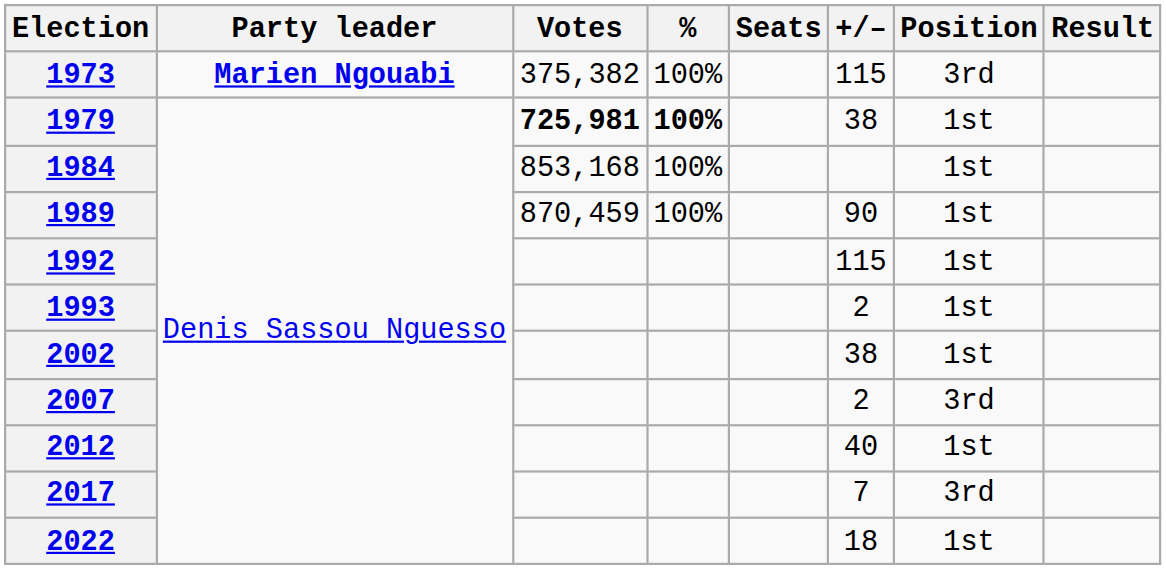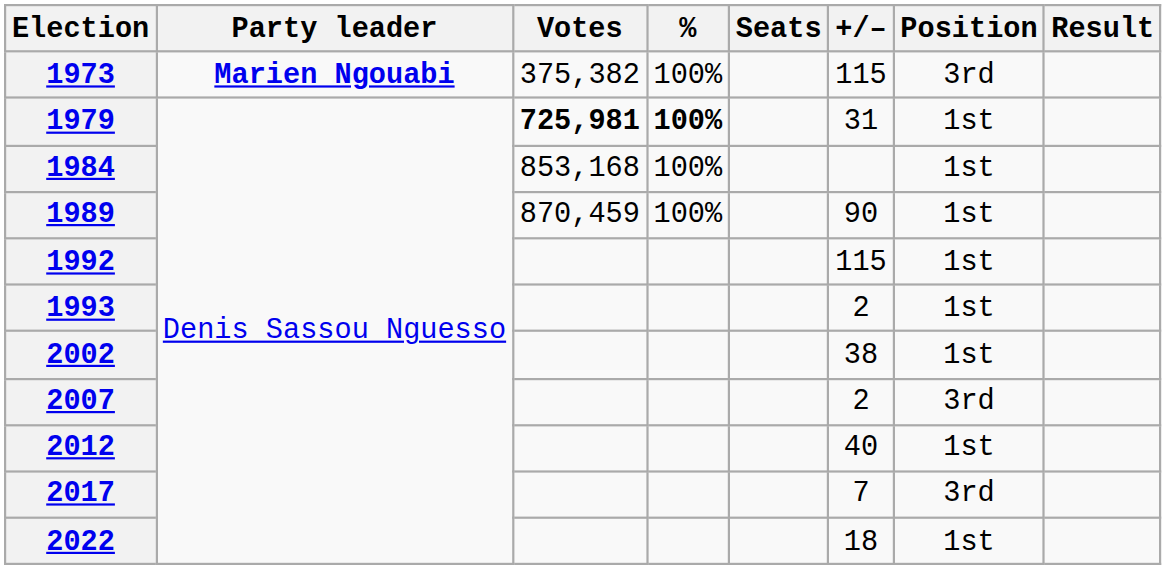(861, 122) 38 -> (861, 122) 31
